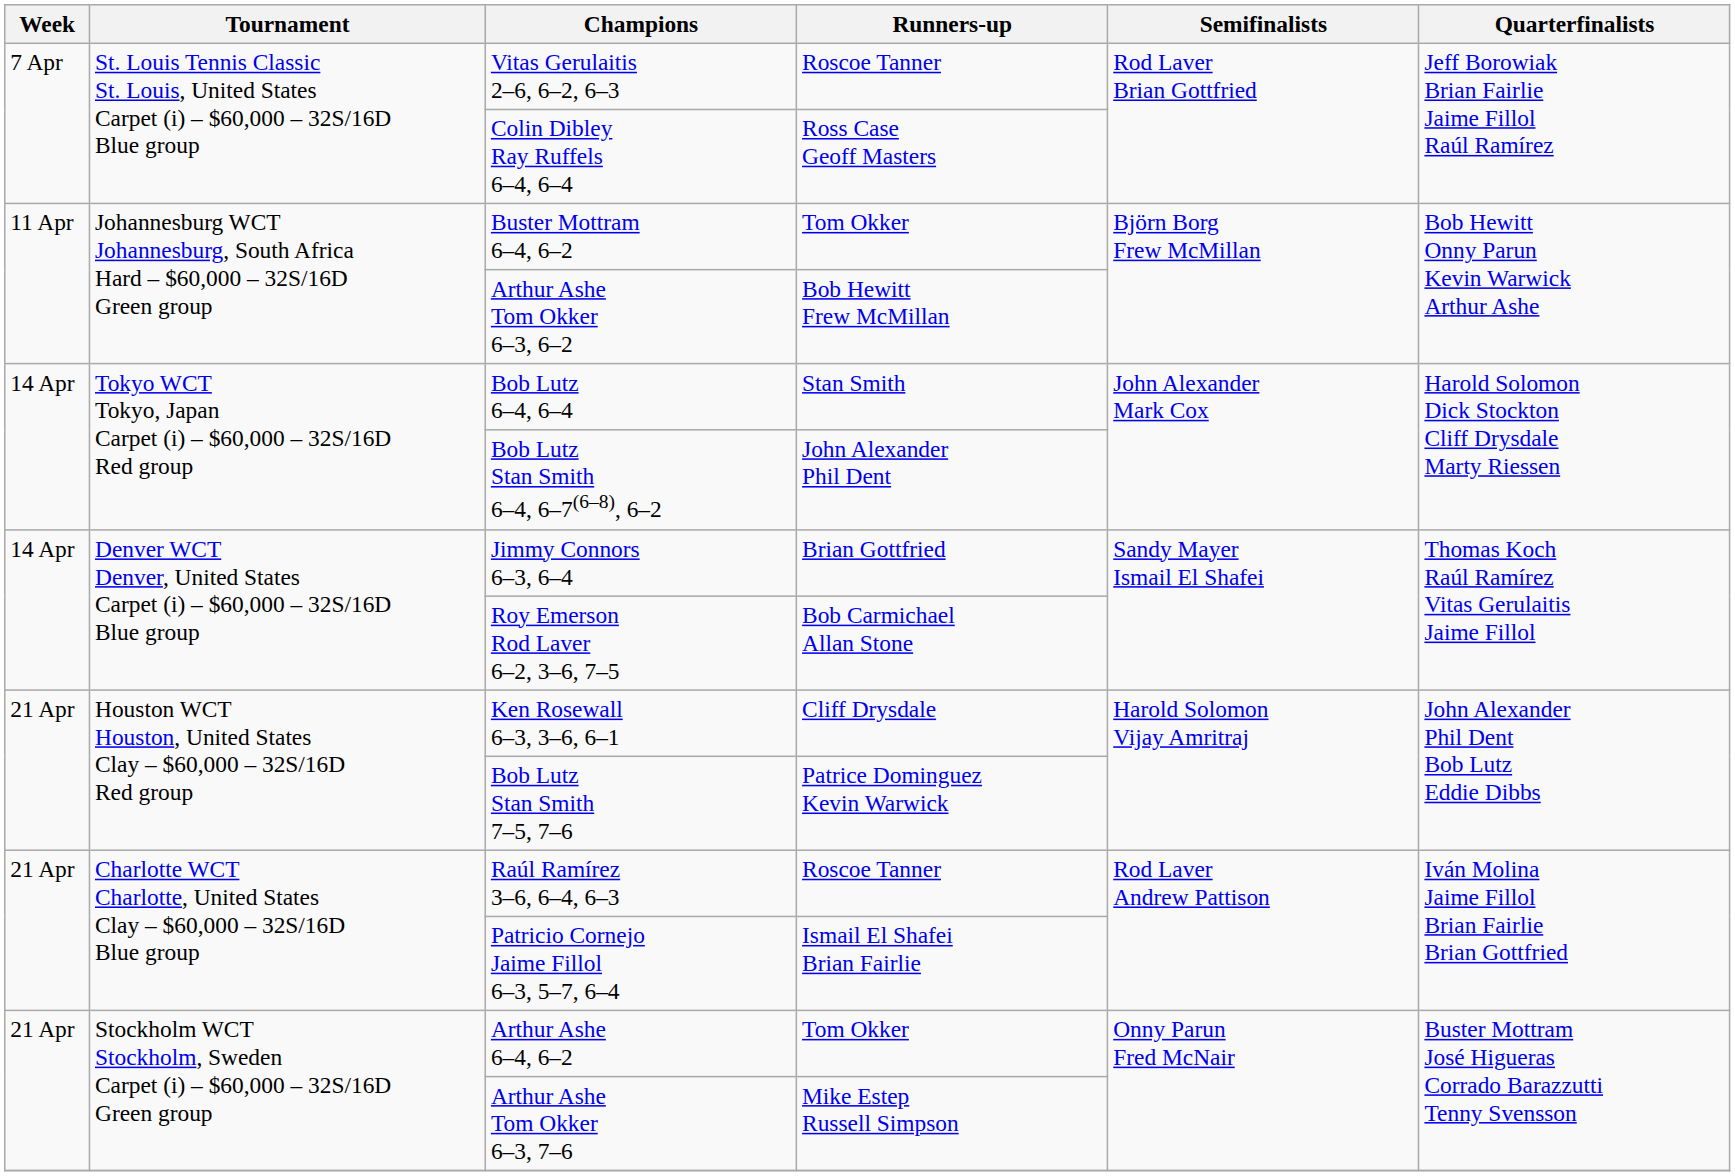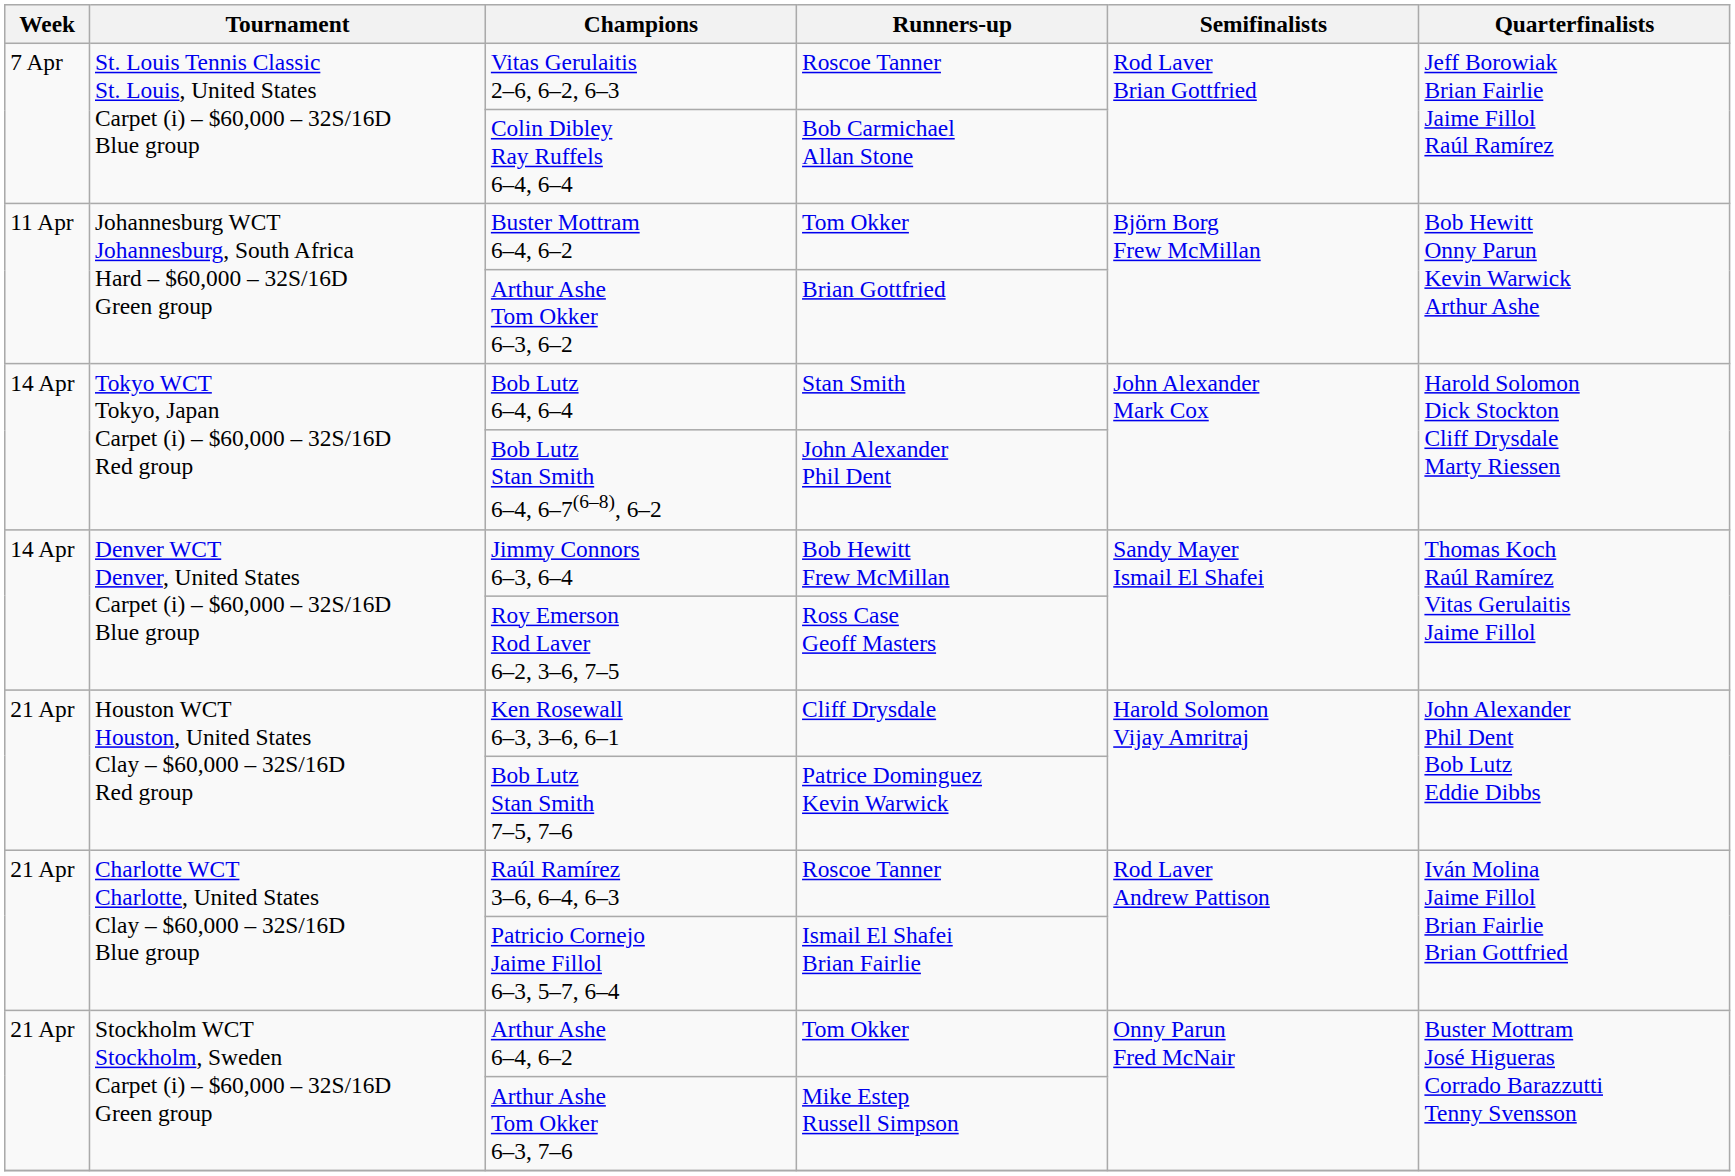(869, 142) Ross Case Geoff Masters -> (878, 142) Bob Carmichael Allan Stone
(876, 303) Bob Hewitt Frew McMillan -> (874, 289) Brian Gottfried
(874, 548) Brian Gottfried -> (876, 562) Bob Hewitt Frew McMillan
(878, 628) Bob Carmichael Allan Stone -> (869, 628) Ross Case Geoff Masters
